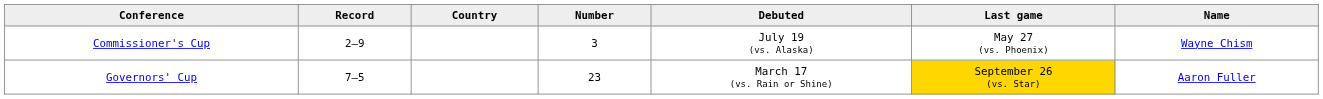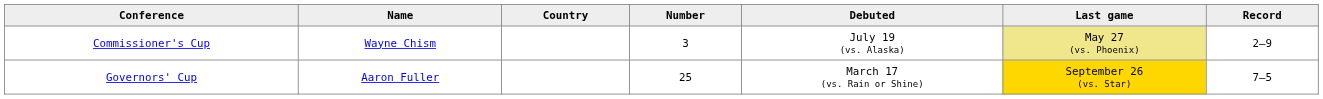columns swapped: (1217, 15) <-> (355, 15)
(1013, 43) no background -> (1104, 43) khaki background
(594, 77) 23 -> (685, 77) 25
